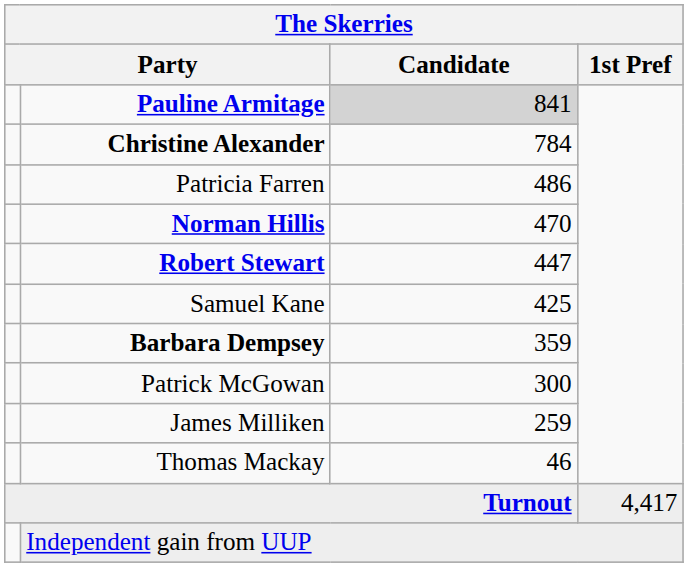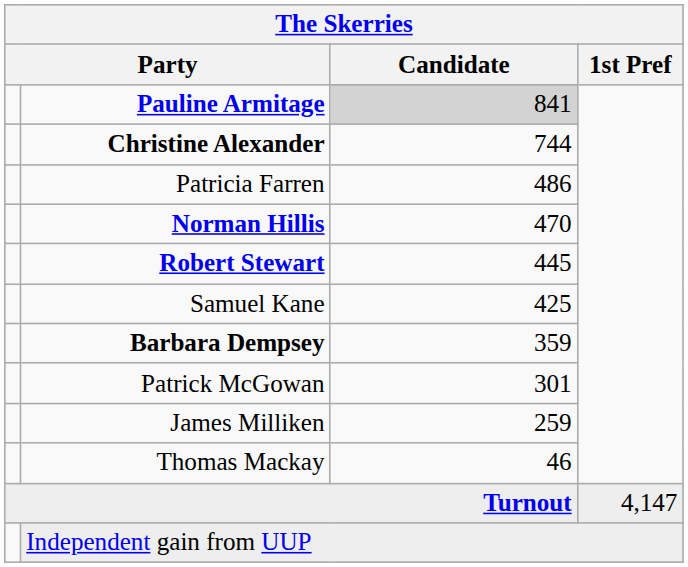(553, 143) 784 -> (553, 143) 744
(553, 263) 447 -> (553, 263) 445
(553, 382) 300 -> (553, 382) 301
(649, 502) 4,417 -> (649, 502) 4,147
